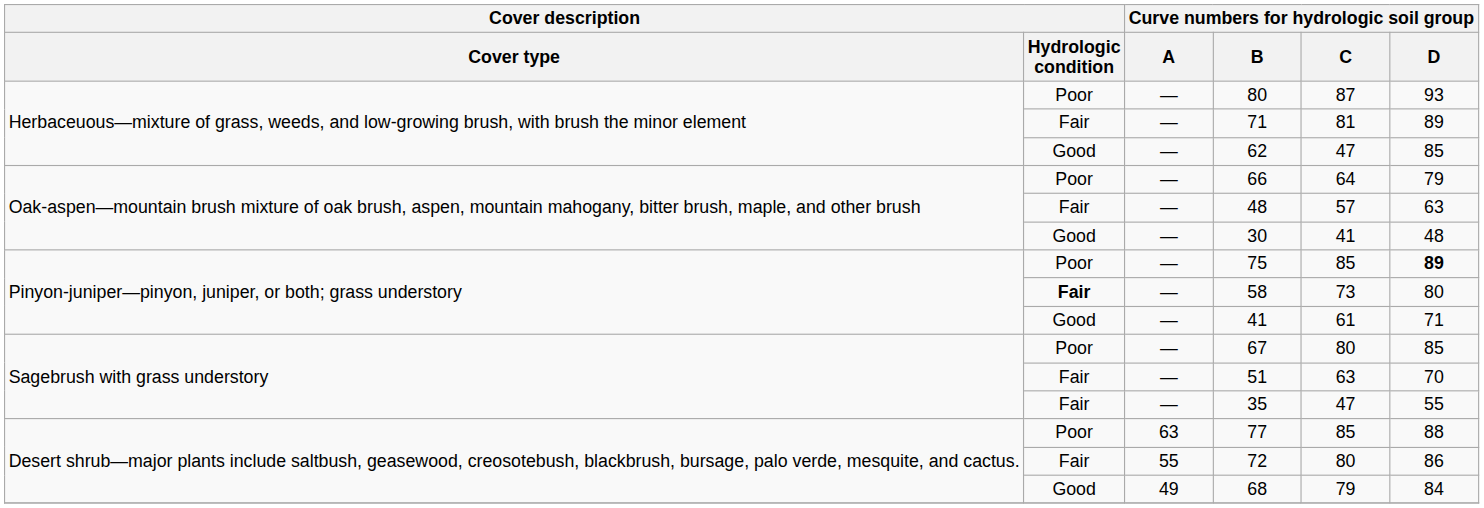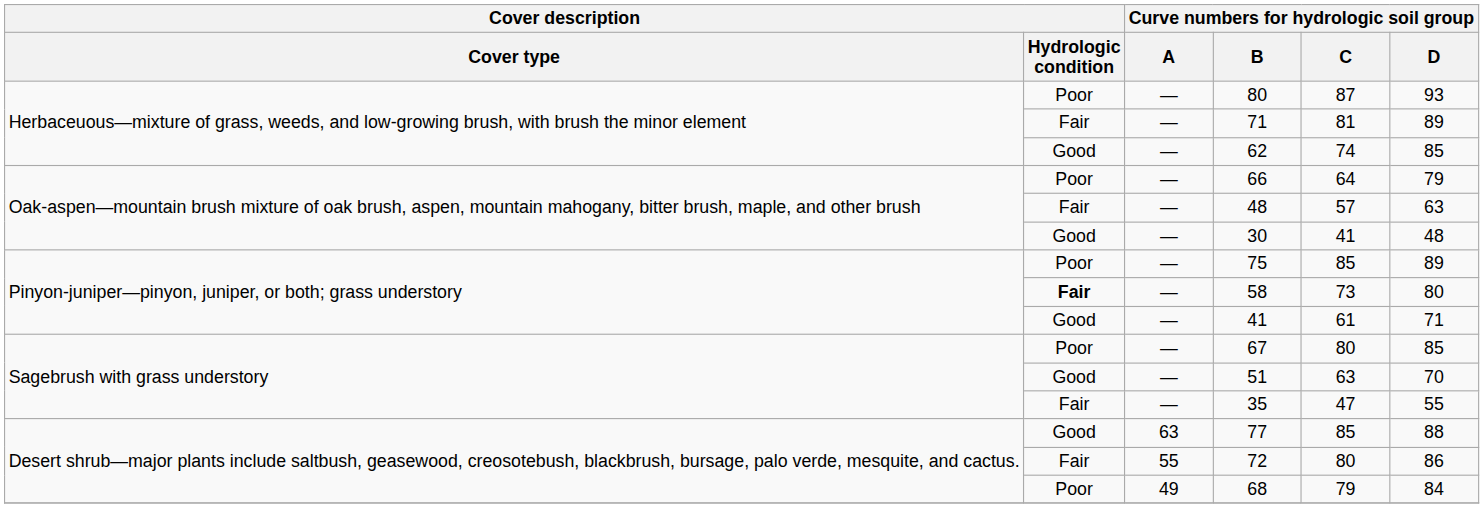(1346, 151) 47 -> (1346, 151) 74
(1434, 263) bold -> (1434, 263) normal
(1074, 376) Fair -> (1074, 376) Good
(1074, 432) Poor -> (1074, 432) Good
(1074, 489) Good -> (1074, 489) Poor
